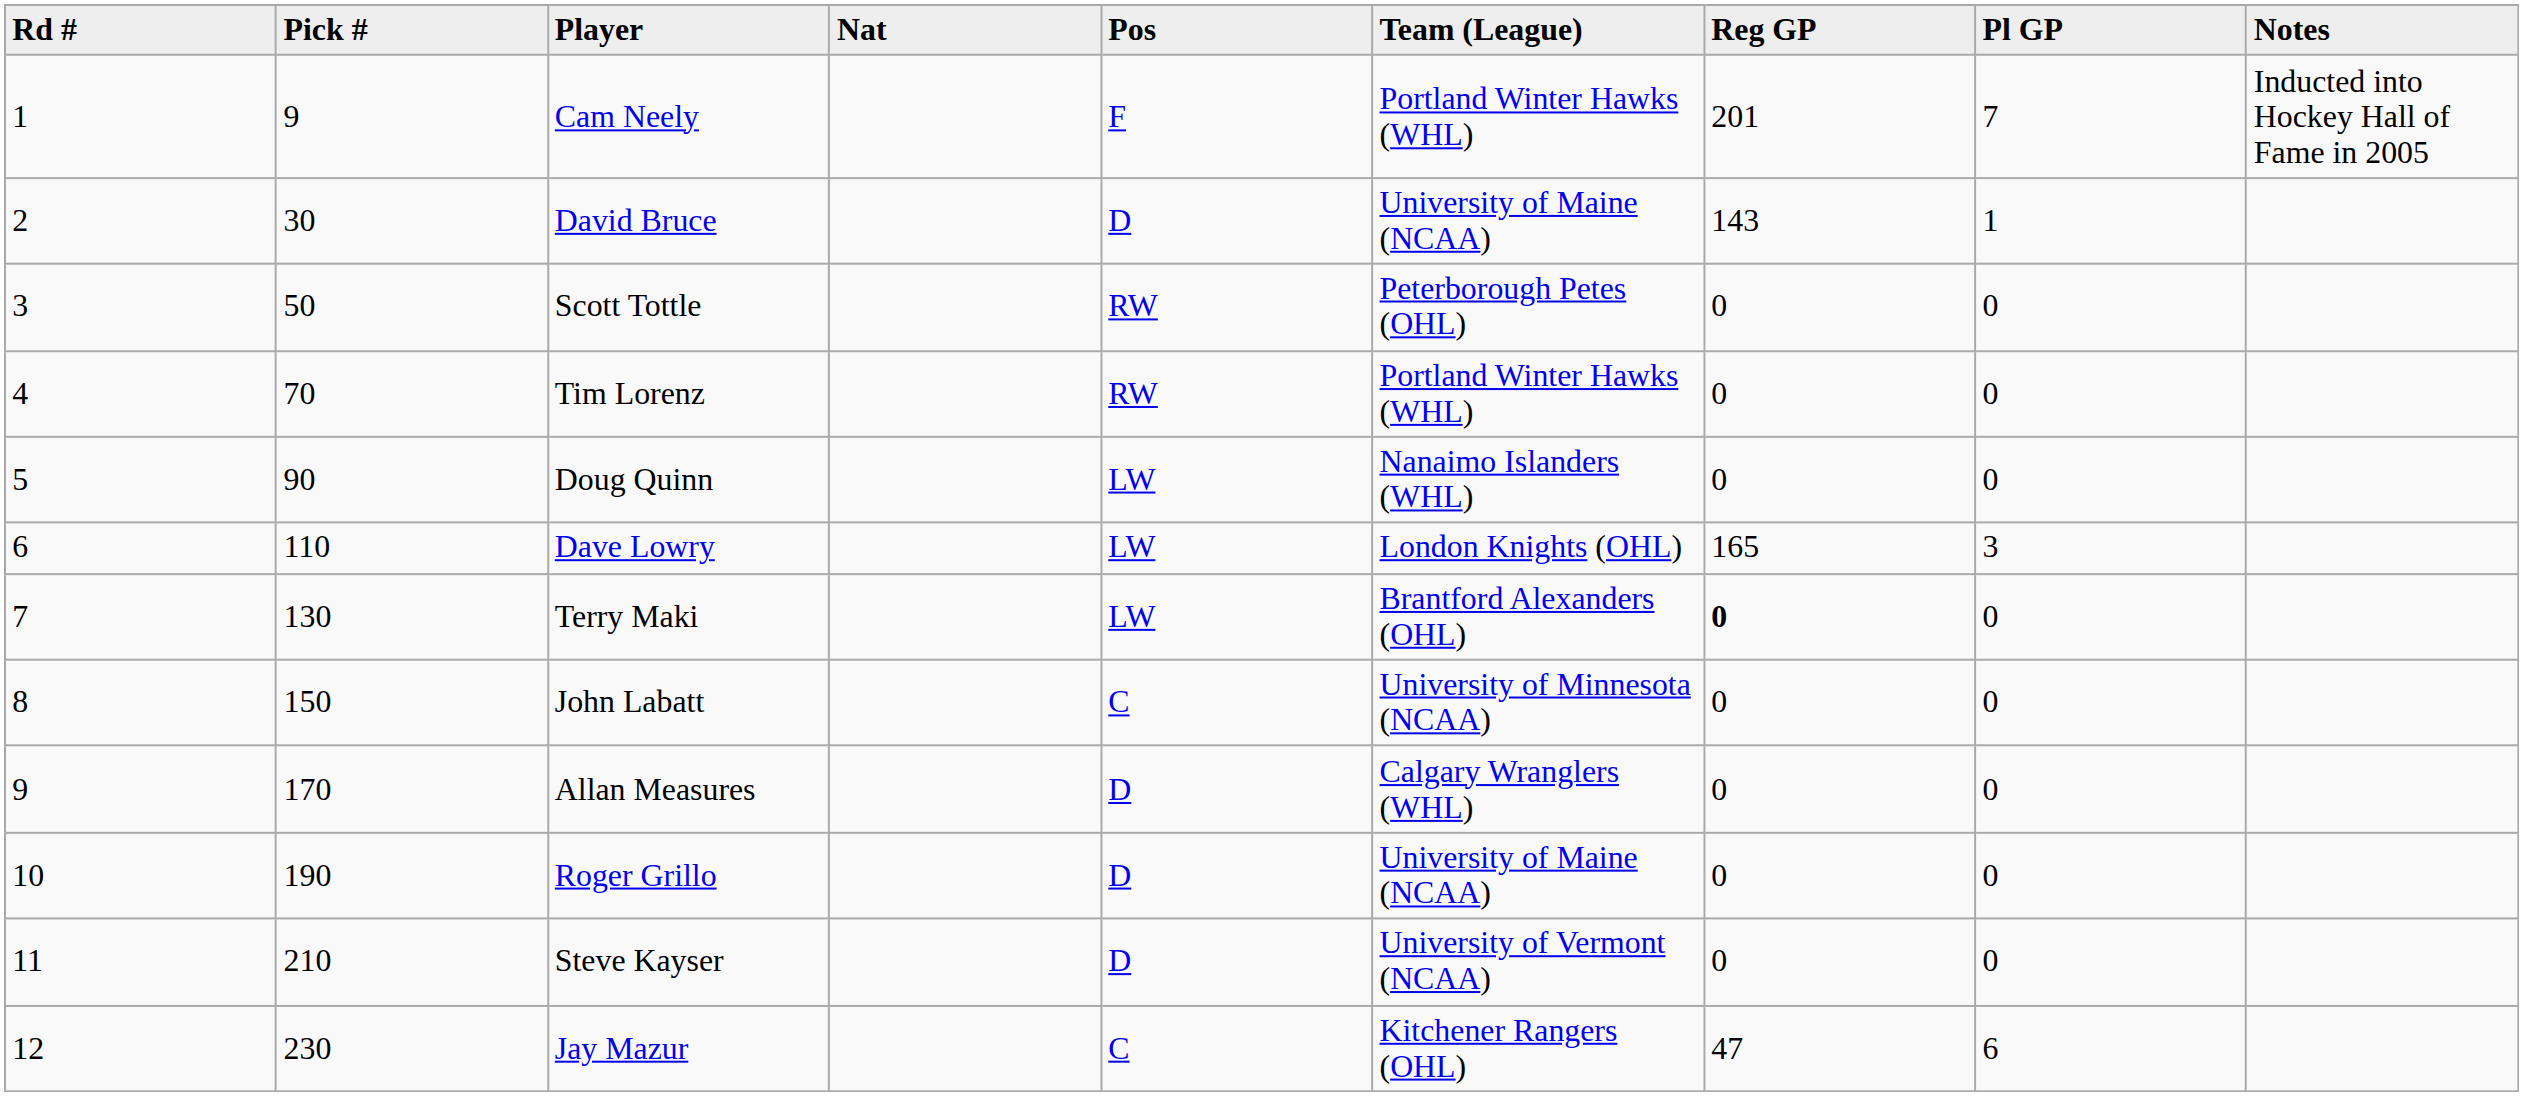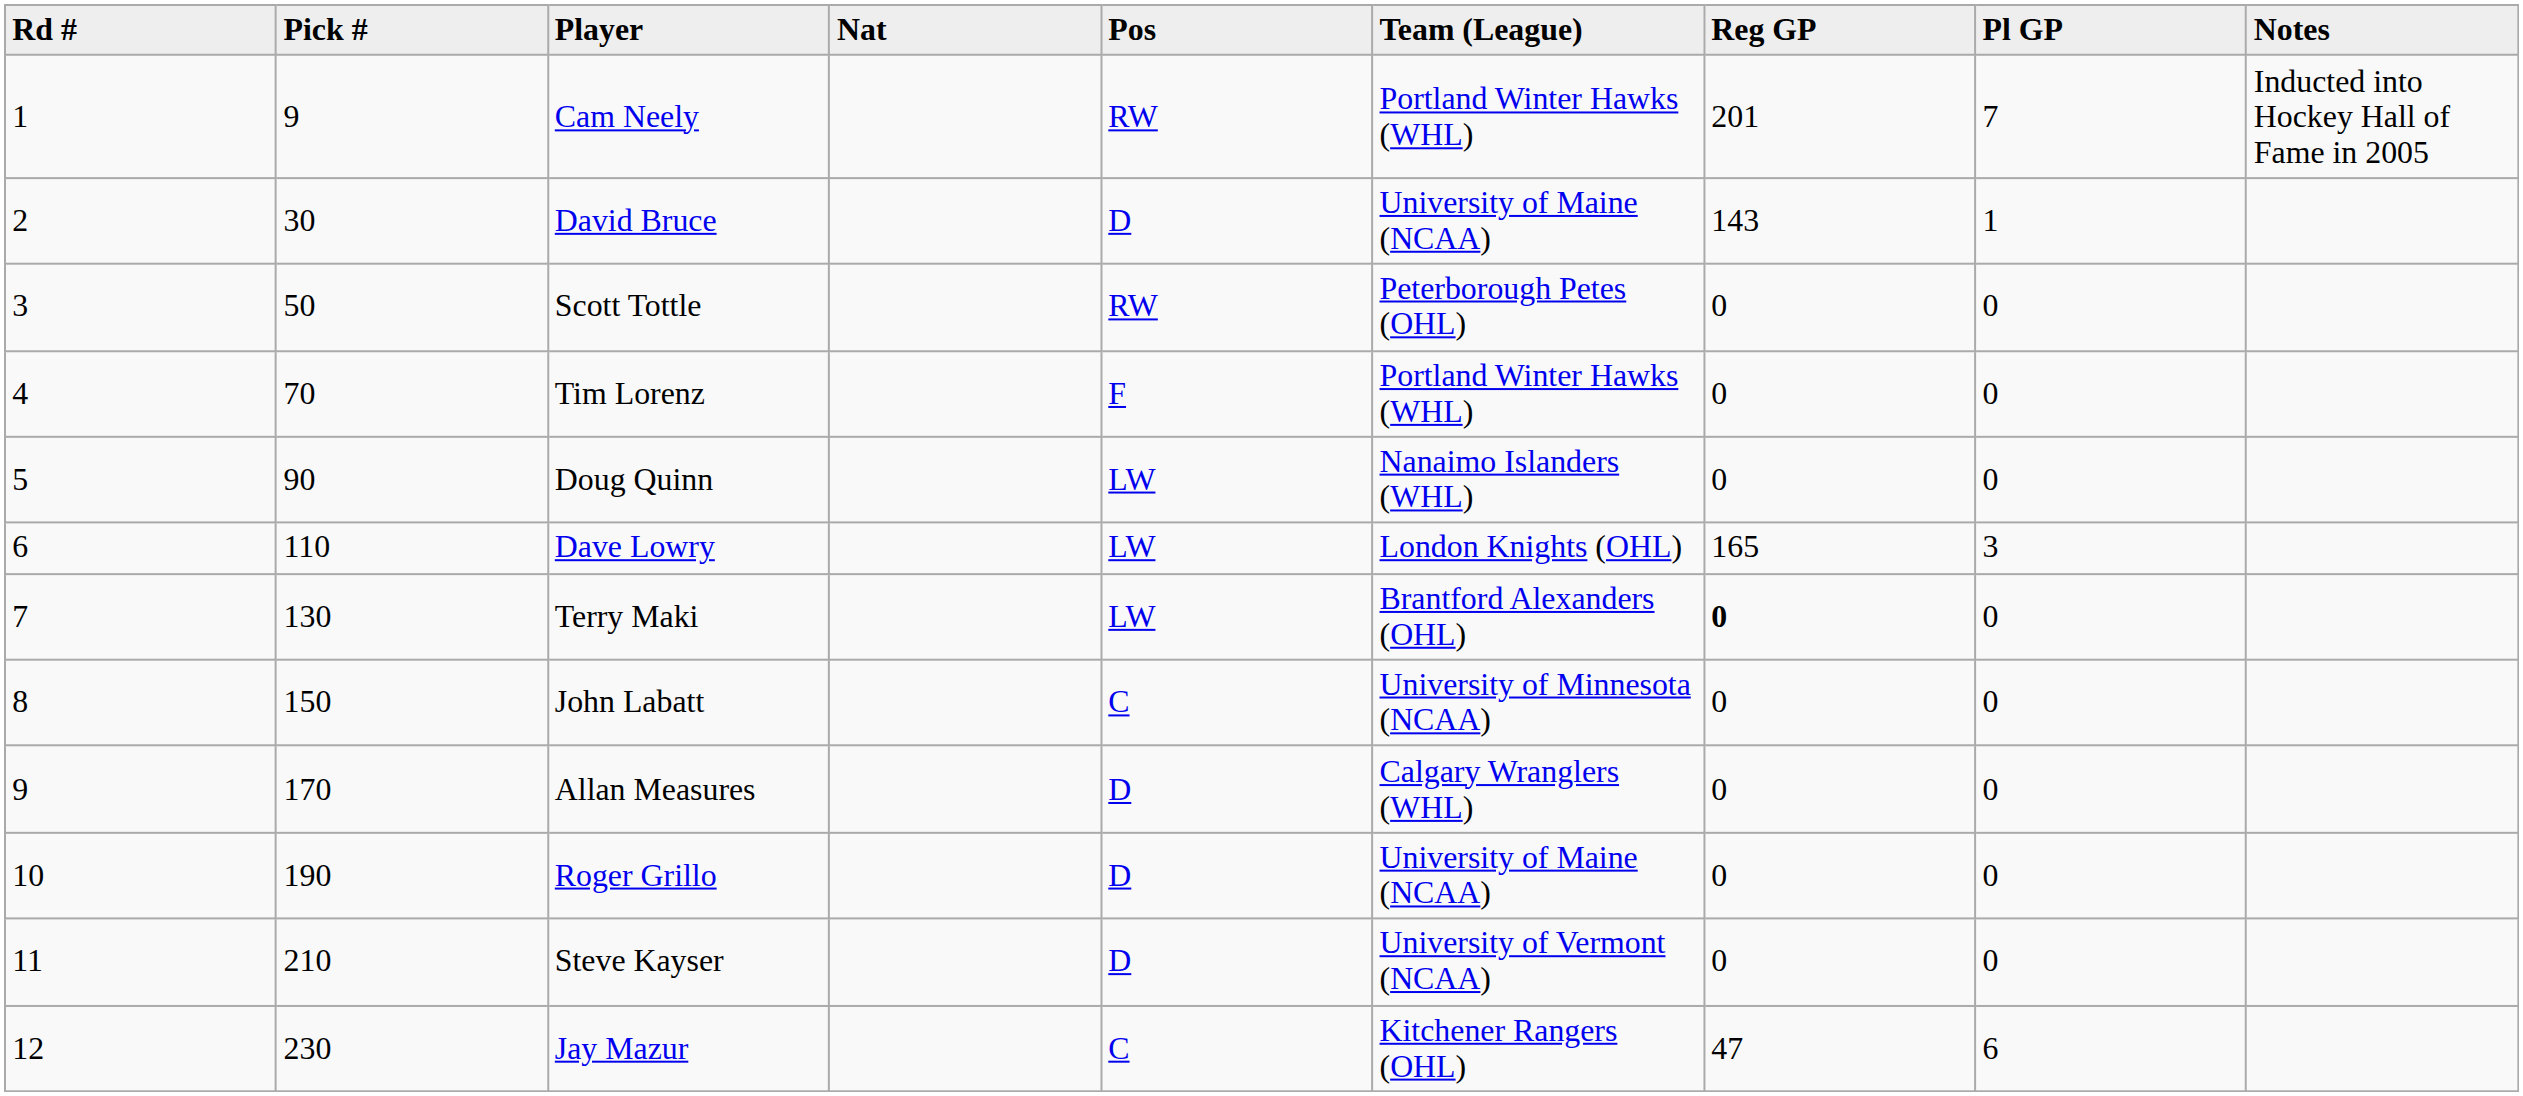(1117, 116) F -> (1133, 116) RW
(1133, 392) RW -> (1117, 392) F
